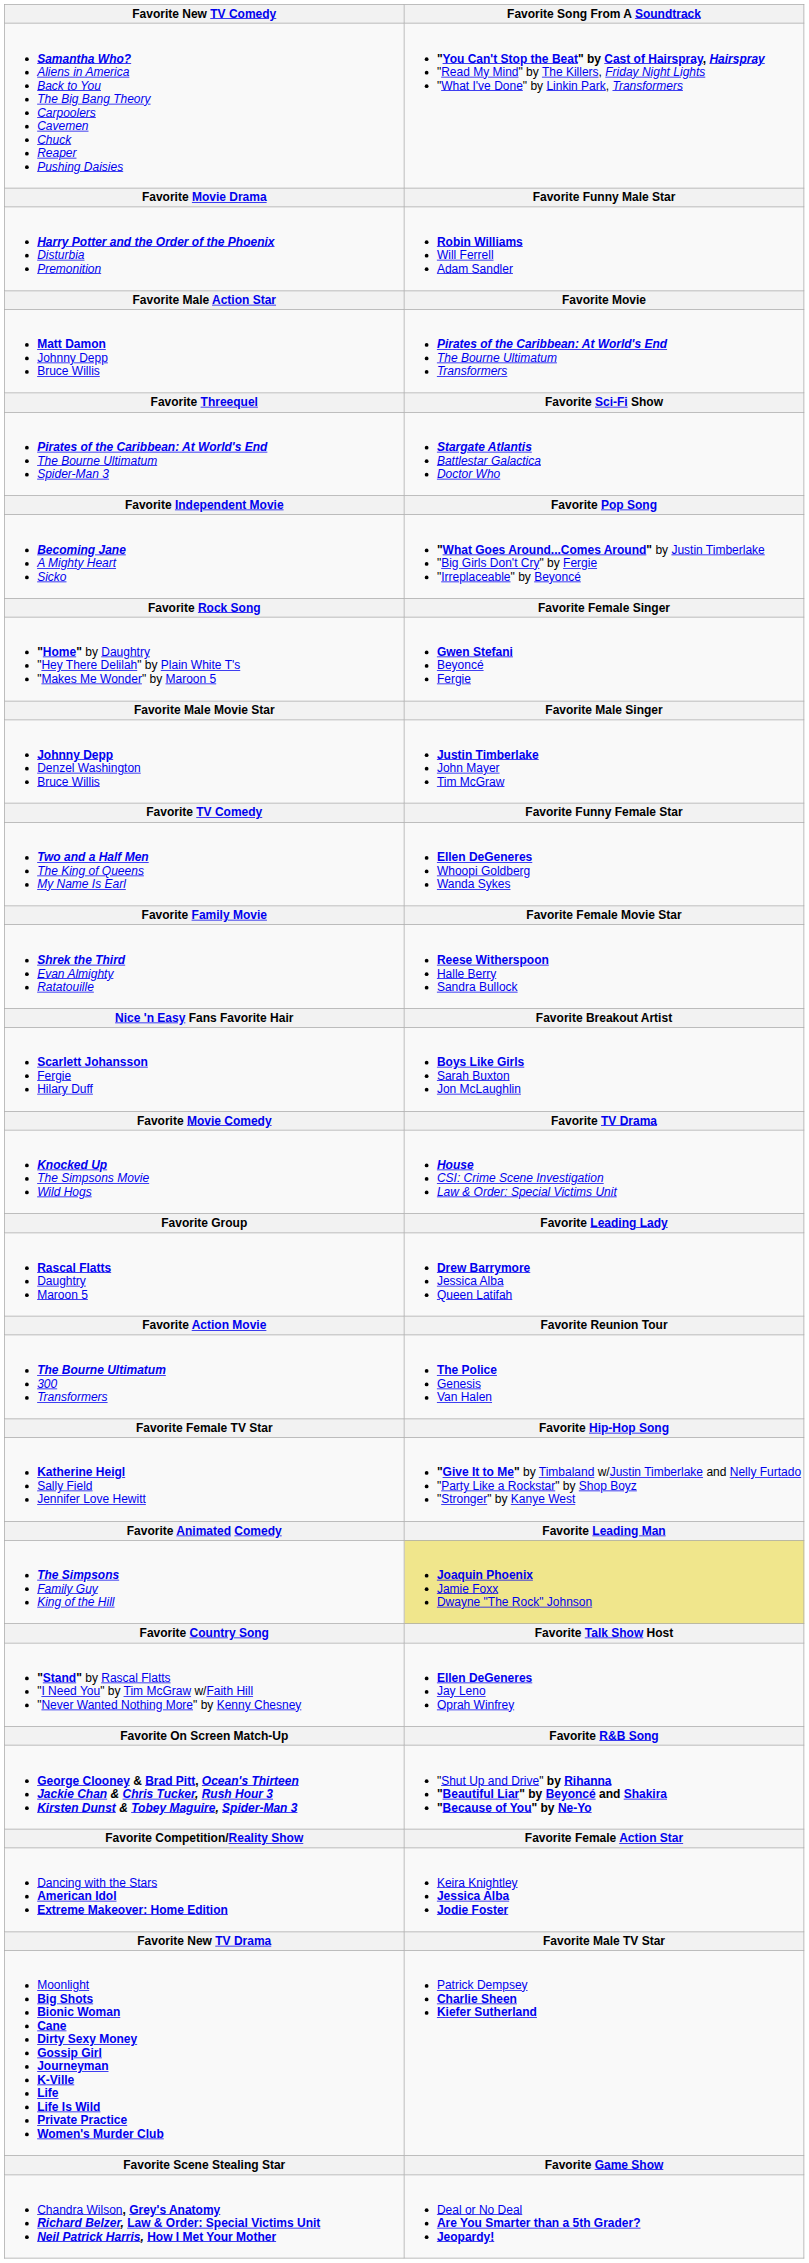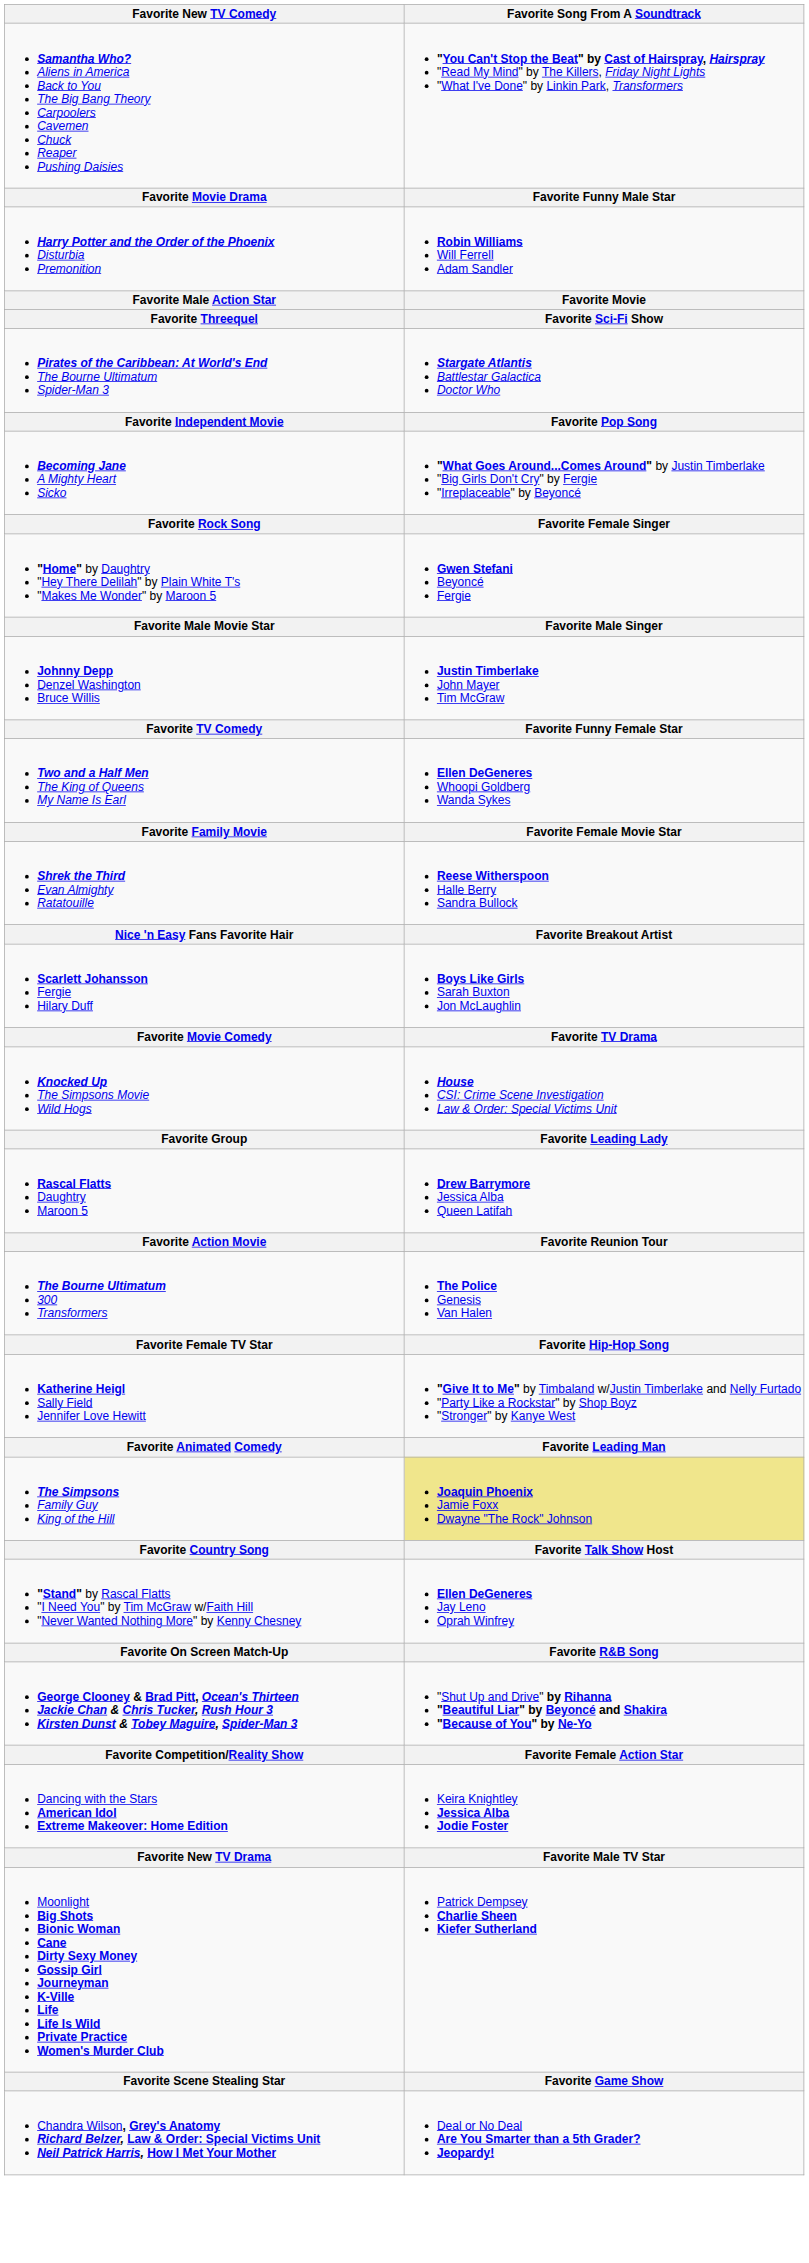- row: (204, 358)
